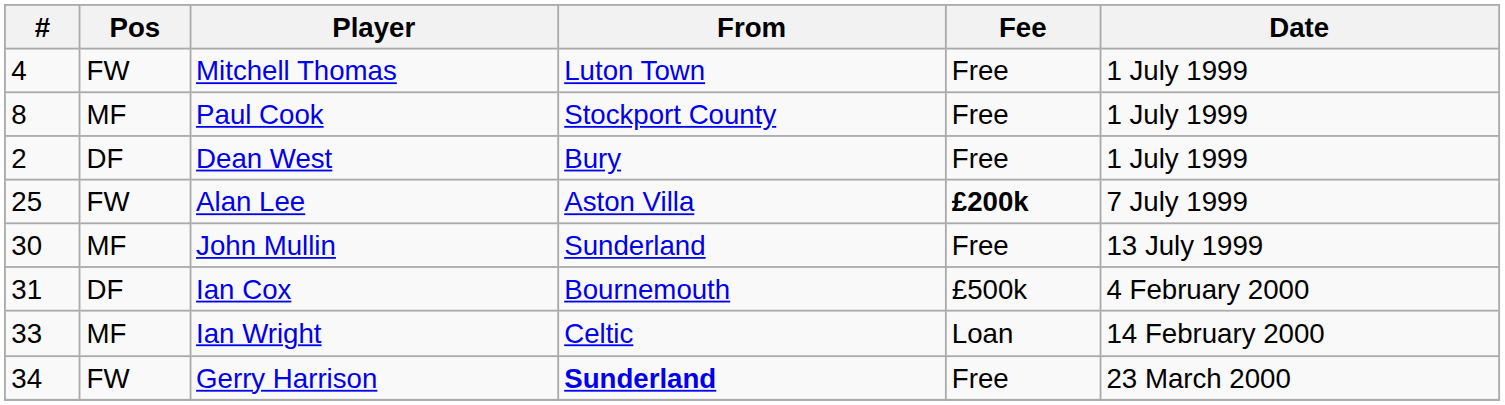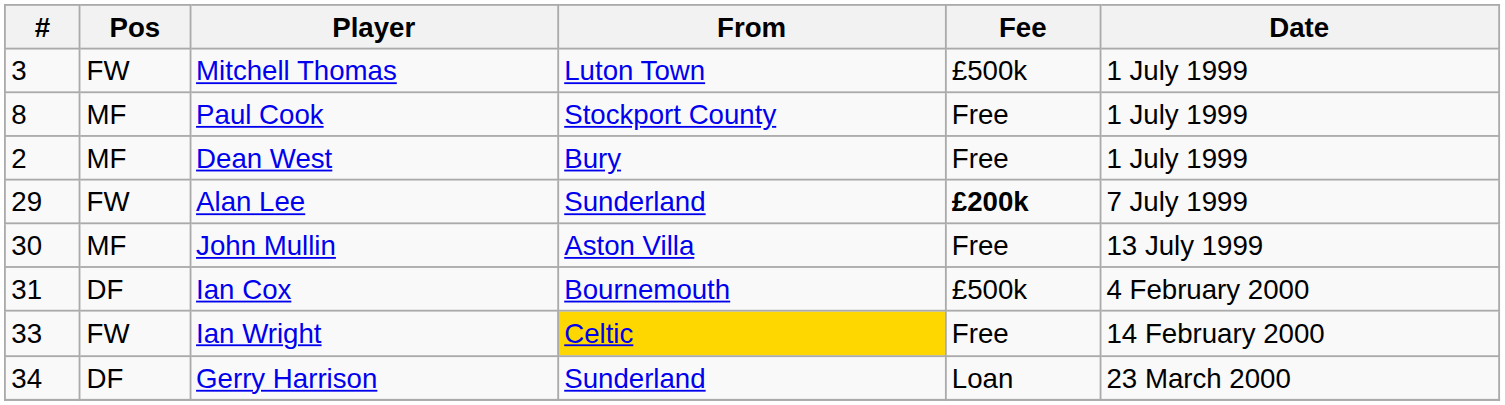(19, 71) 4 -> (19, 71) 3
(980, 71) Free -> (989, 71) £500k
(105, 158) DF -> (106, 158) MF
(27, 202) 25 -> (27, 202) 29
(629, 202) Aston Villa -> (635, 202) Sunderland
(635, 246) Sunderland -> (629, 246) Aston Villa
(106, 334) MF -> (108, 334) FW
(599, 334) no background -> (599, 334) gold background
(983, 334) Loan -> (980, 334) Free
(108, 377) FW -> (105, 377) DF
(640, 377) bold -> (635, 377) normal
(980, 377) Free -> (983, 377) Loan
